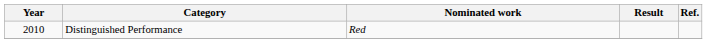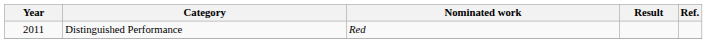(34, 30) 2010 -> (34, 30) 2011
